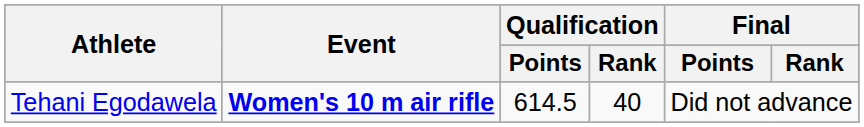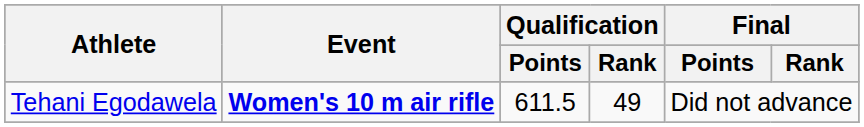(545, 103) 614.5 -> (545, 103) 611.5
(627, 103) 40 -> (627, 103) 49
